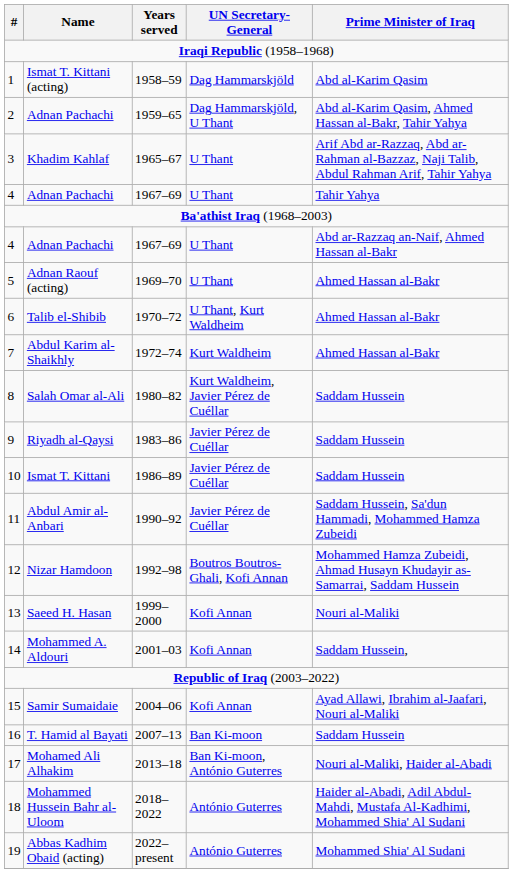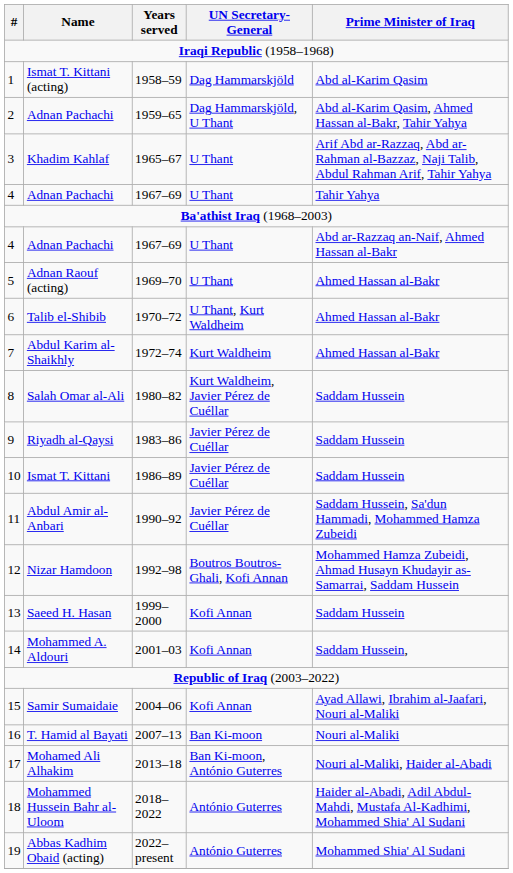(357, 613) Nouri al-Maliki -> (360, 613) Saddam Hussein
(360, 735) Saddam Hussein -> (357, 735) Nouri al-Maliki
